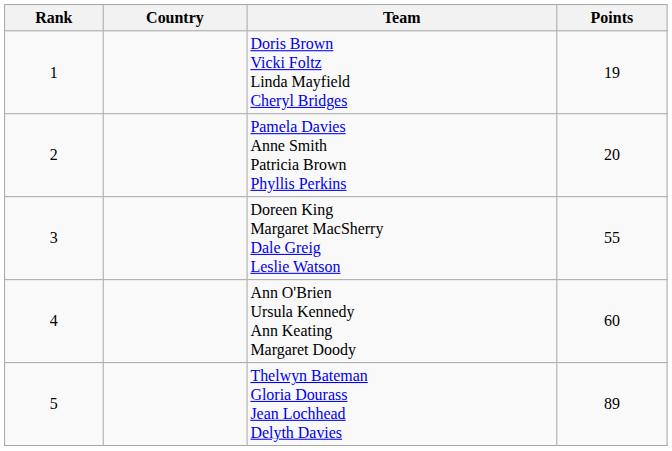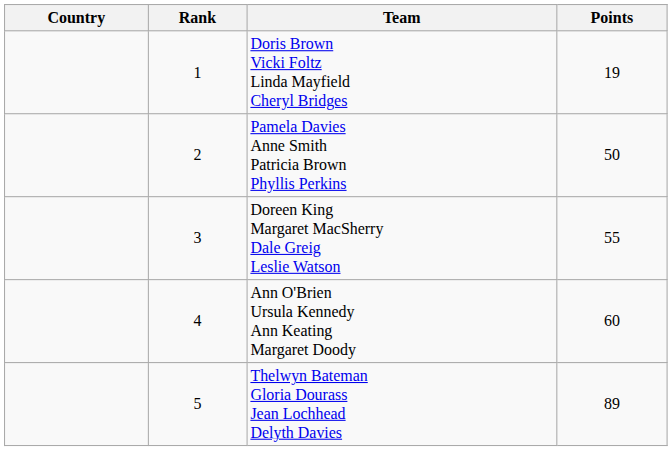columns swapped: (54, 17) <-> (175, 17)
(612, 155) 20 -> (612, 155) 50
